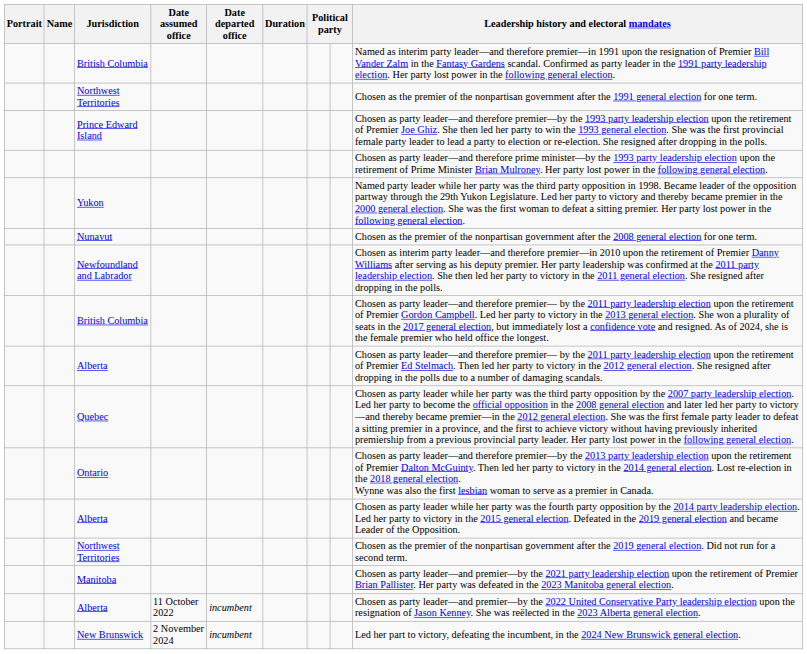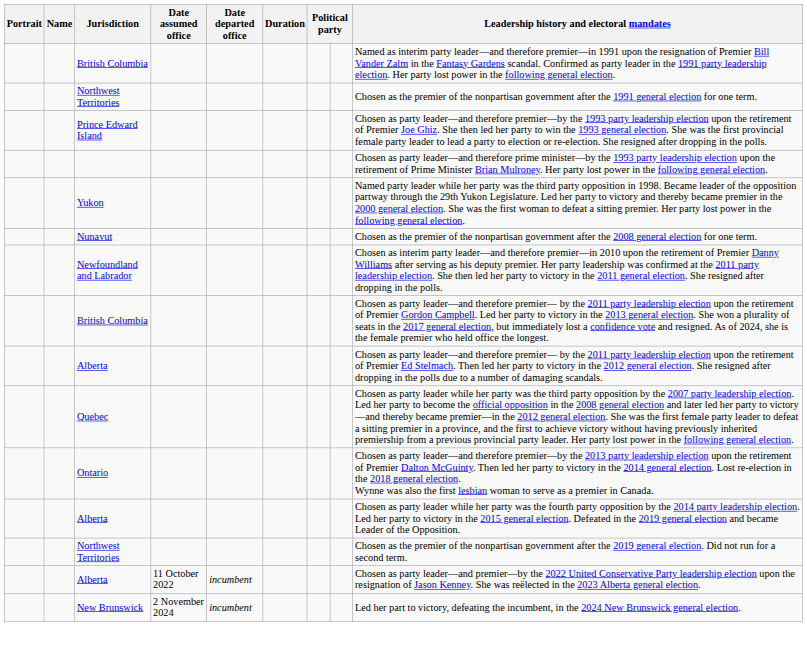- row: (97, 579)
